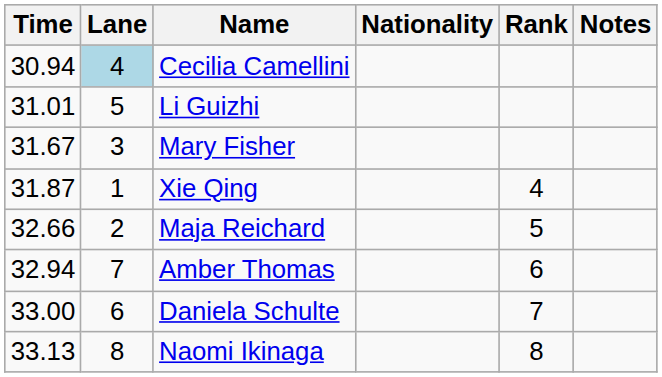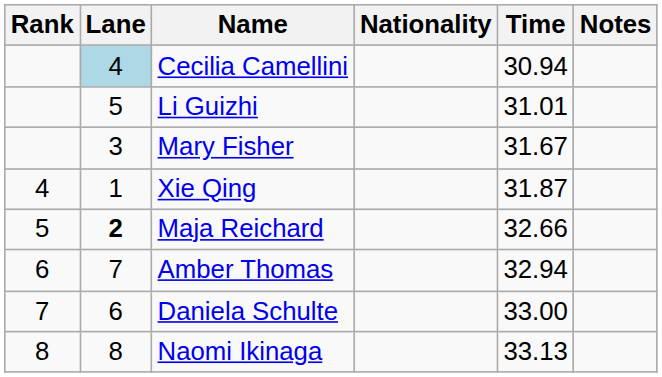columns swapped: (536, 24) <-> (43, 24)
(117, 229) normal -> (116, 229) bold
